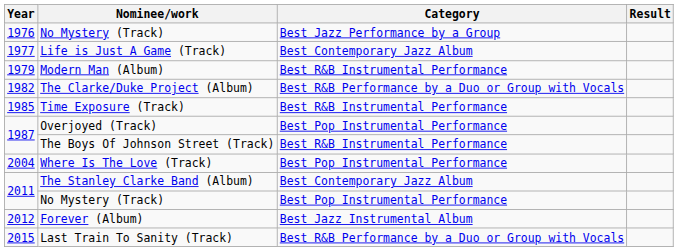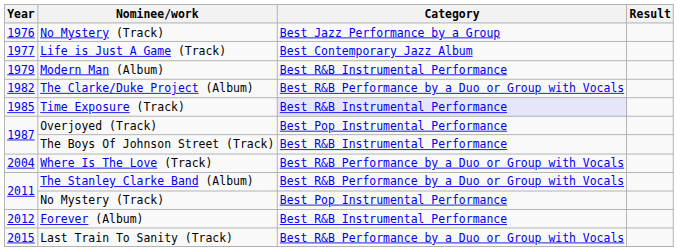(393, 107) no background -> (393, 107) lavender background
(393, 163) Best Pop Instrumental Performance -> (452, 163) Best R&B Performance by a Duo or Group with Vocals
(376, 182) Best Contemporary Jazz Album -> (452, 182) Best R&B Performance by a Duo or Group with Vocals
(376, 219) Best Jazz Instrumental Album -> (393, 219) Best R&B Instrumental Performance
